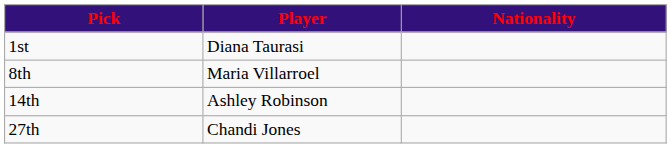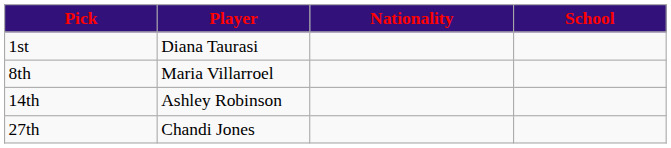+ column: (590, 18)
